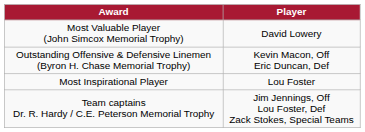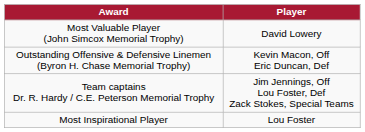rows swapped: (114, 108) <-> (114, 81)
